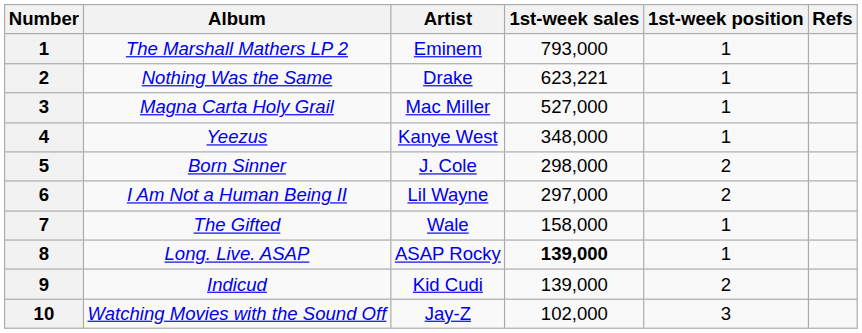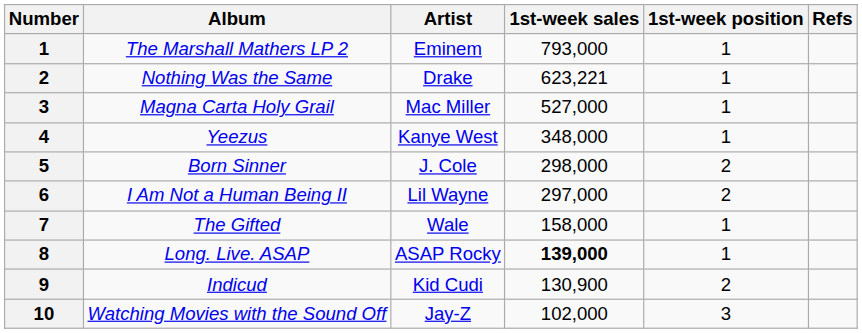(574, 284) 139,000 -> (574, 284) 130,900
